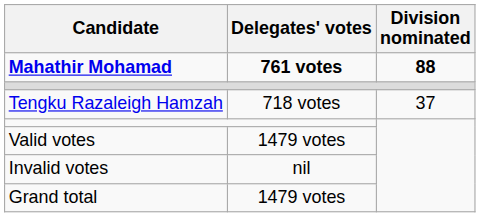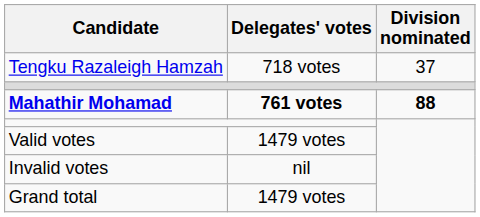rows swapped: (90, 67) <-> (116, 103)
